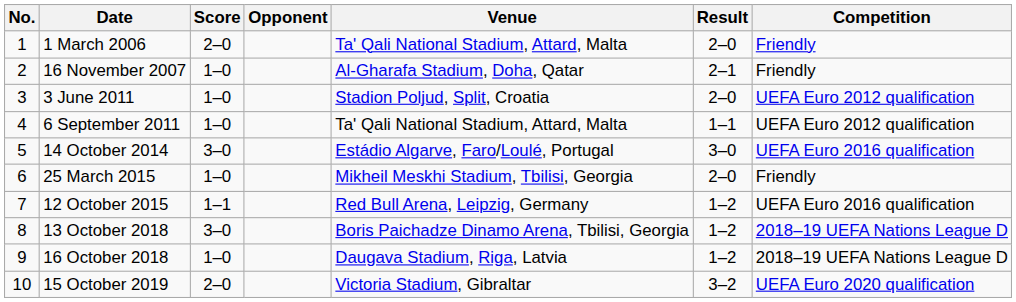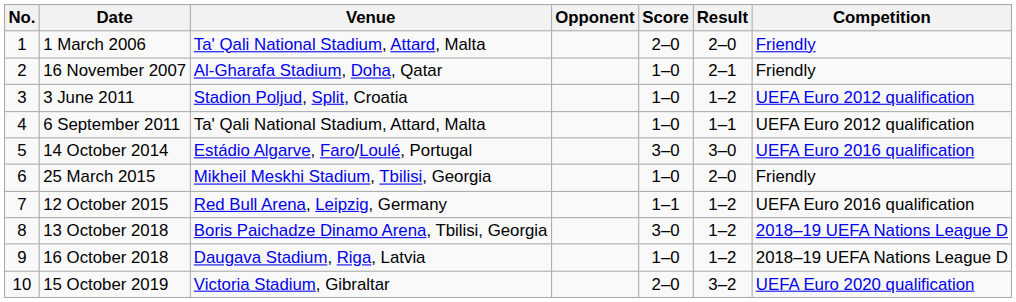columns swapped: (512, 17) <-> (217, 17)
(722, 97) 2–0 -> (722, 97) 1–2
